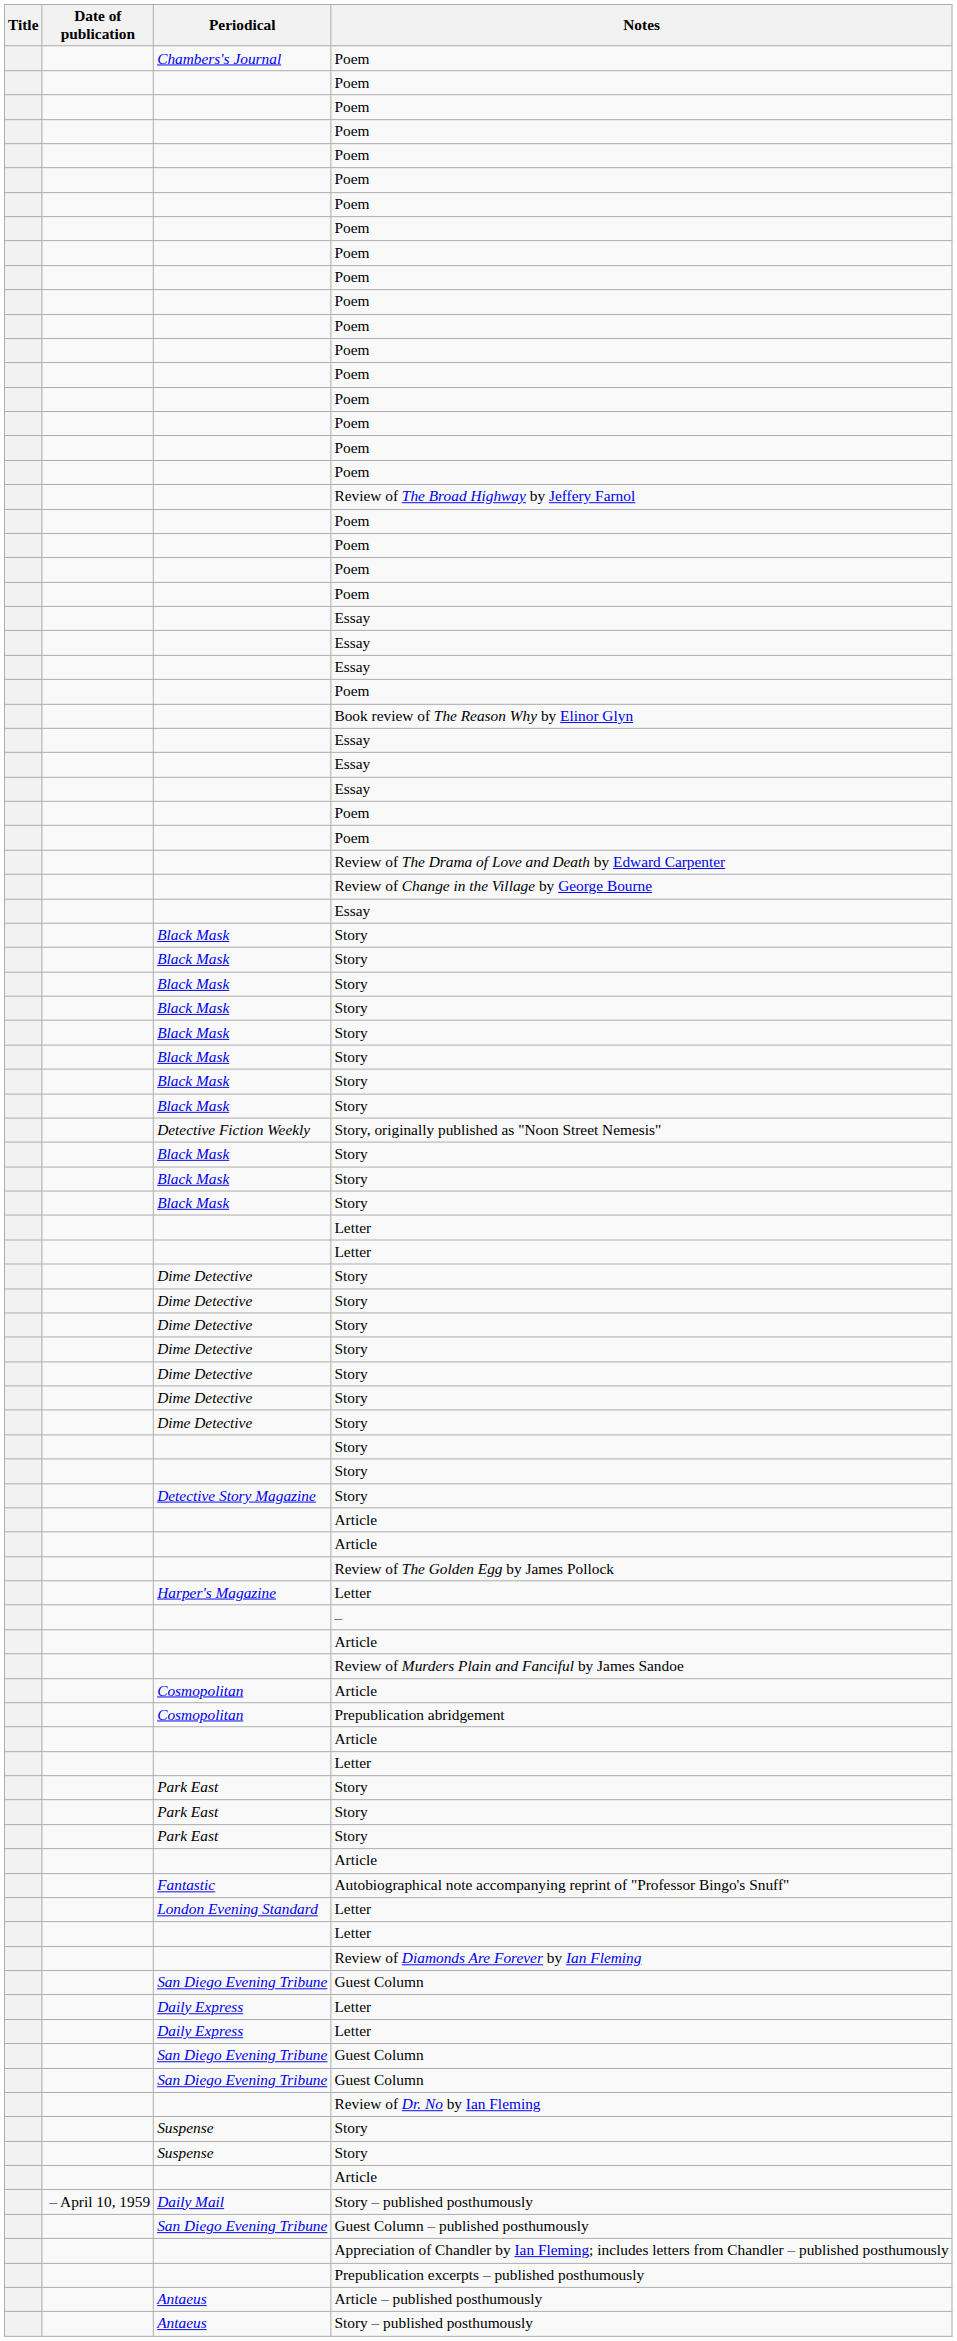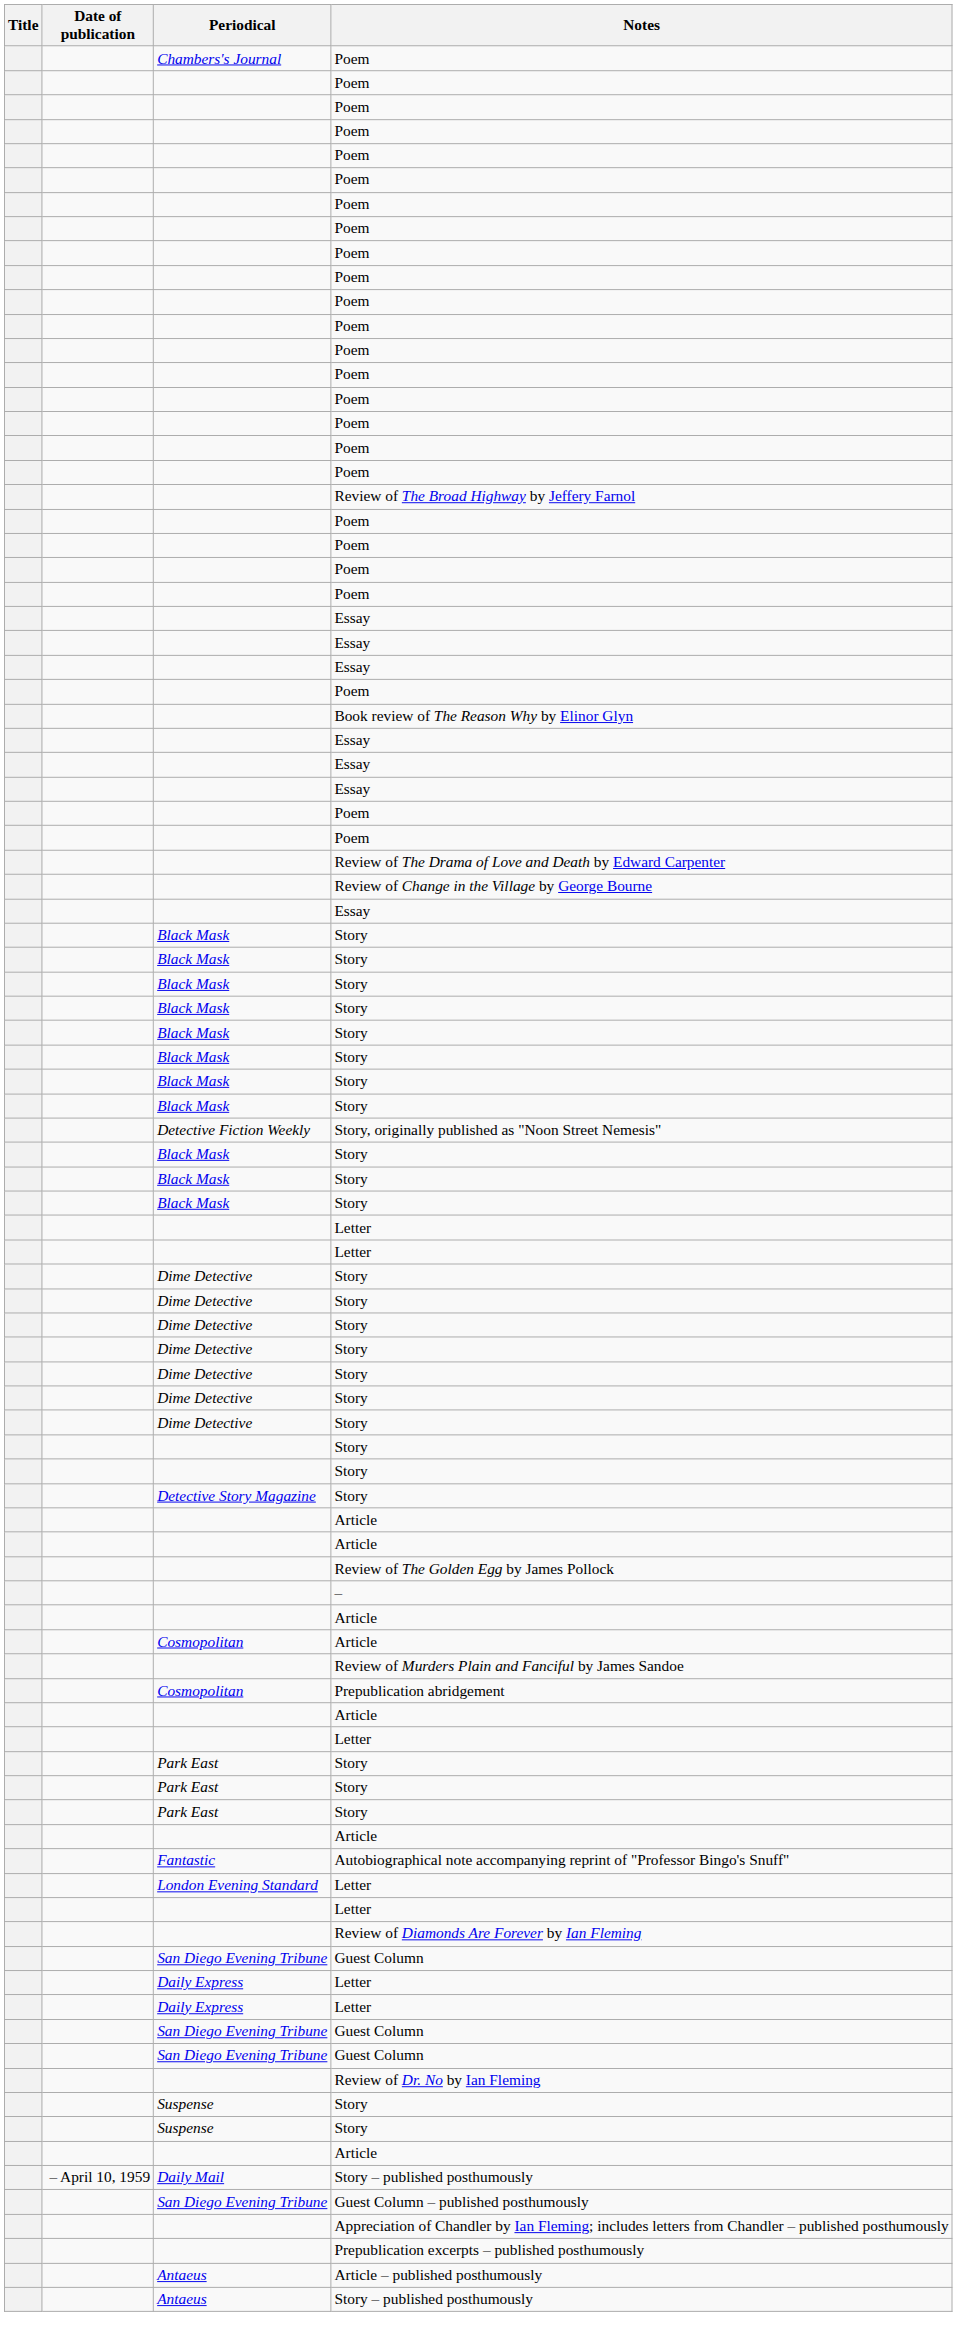- row: (217, 1592)
rows swapped: (242, 1666) <-> (200, 1690)
